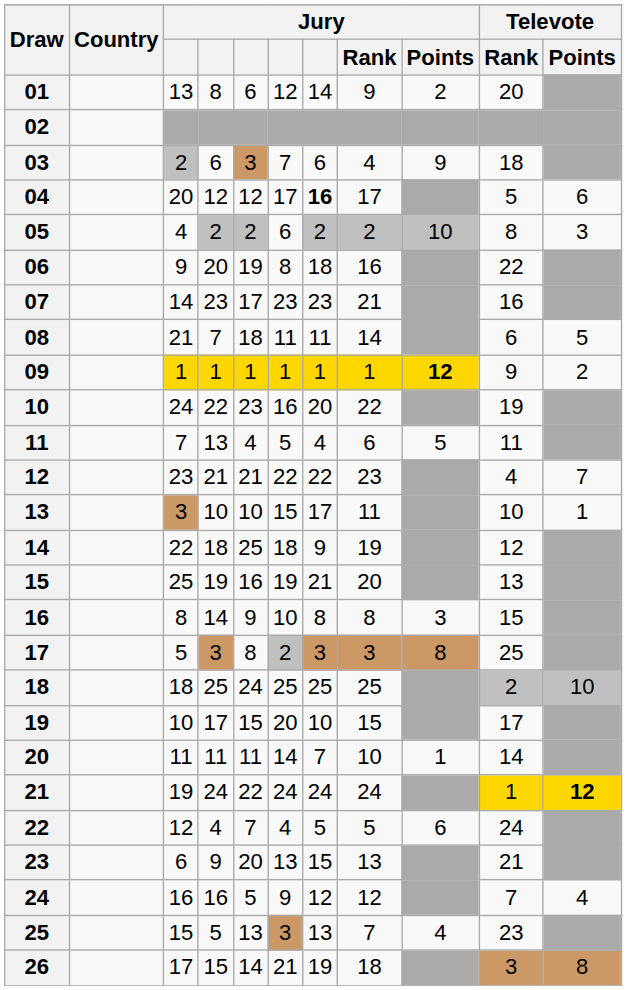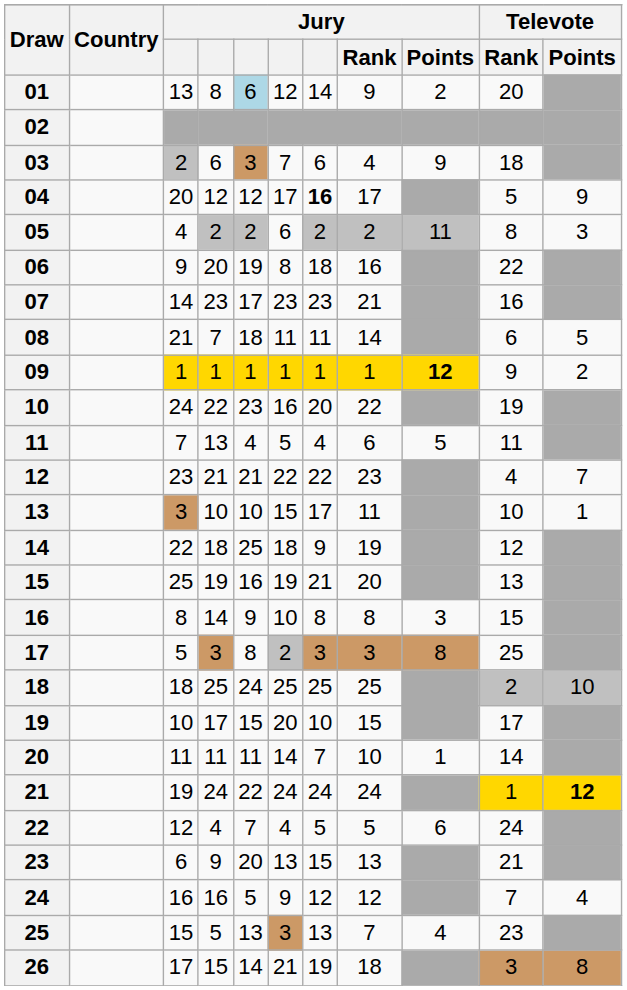(251, 92) no background -> (251, 92) lightblue background
(582, 197) 6 -> (582, 197) 9
(440, 232) 10 -> (440, 232) 11
